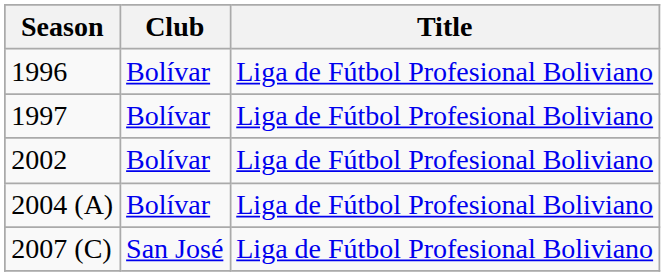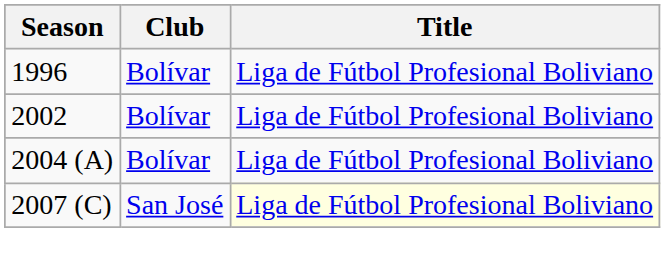- row: (39, 115)
(445, 248) no background -> (445, 204) lightyellow background
